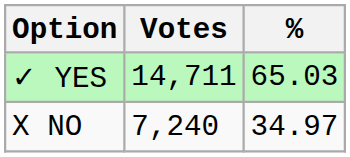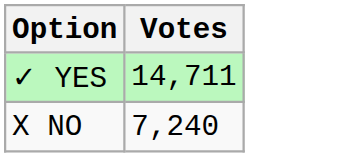- column: (294, 29)
